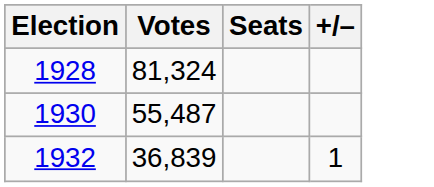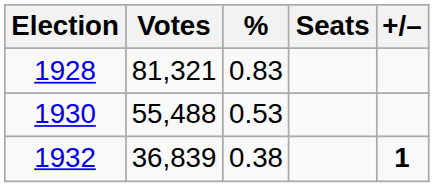+ column: (256, 26)
(174, 70) 81,324 -> (174, 70) 81,321
(174, 114) 55,487 -> (174, 114) 55,488
(335, 158) normal -> (402, 158) bold
